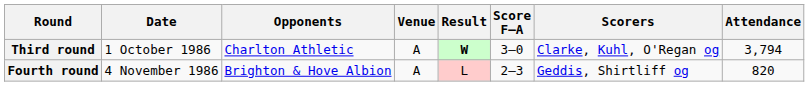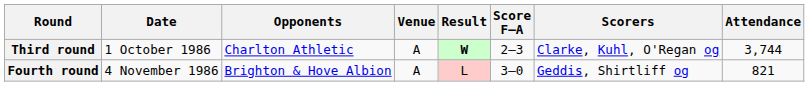(512, 50) 3–0 -> (512, 50) 2–3
(763, 50) 3,794 -> (763, 50) 3,744
(512, 70) 2–3 -> (512, 70) 3–0
(763, 70) 820 -> (763, 70) 821
